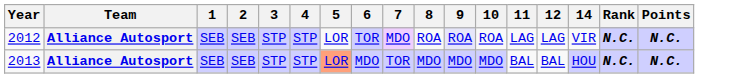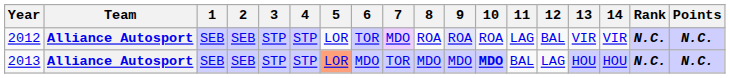+ column: (584, 16)
(553, 38) LAG -> (553, 38) BAL
(491, 61) normal -> (491, 61) bold
(553, 61) BAL -> (553, 61) LAG
